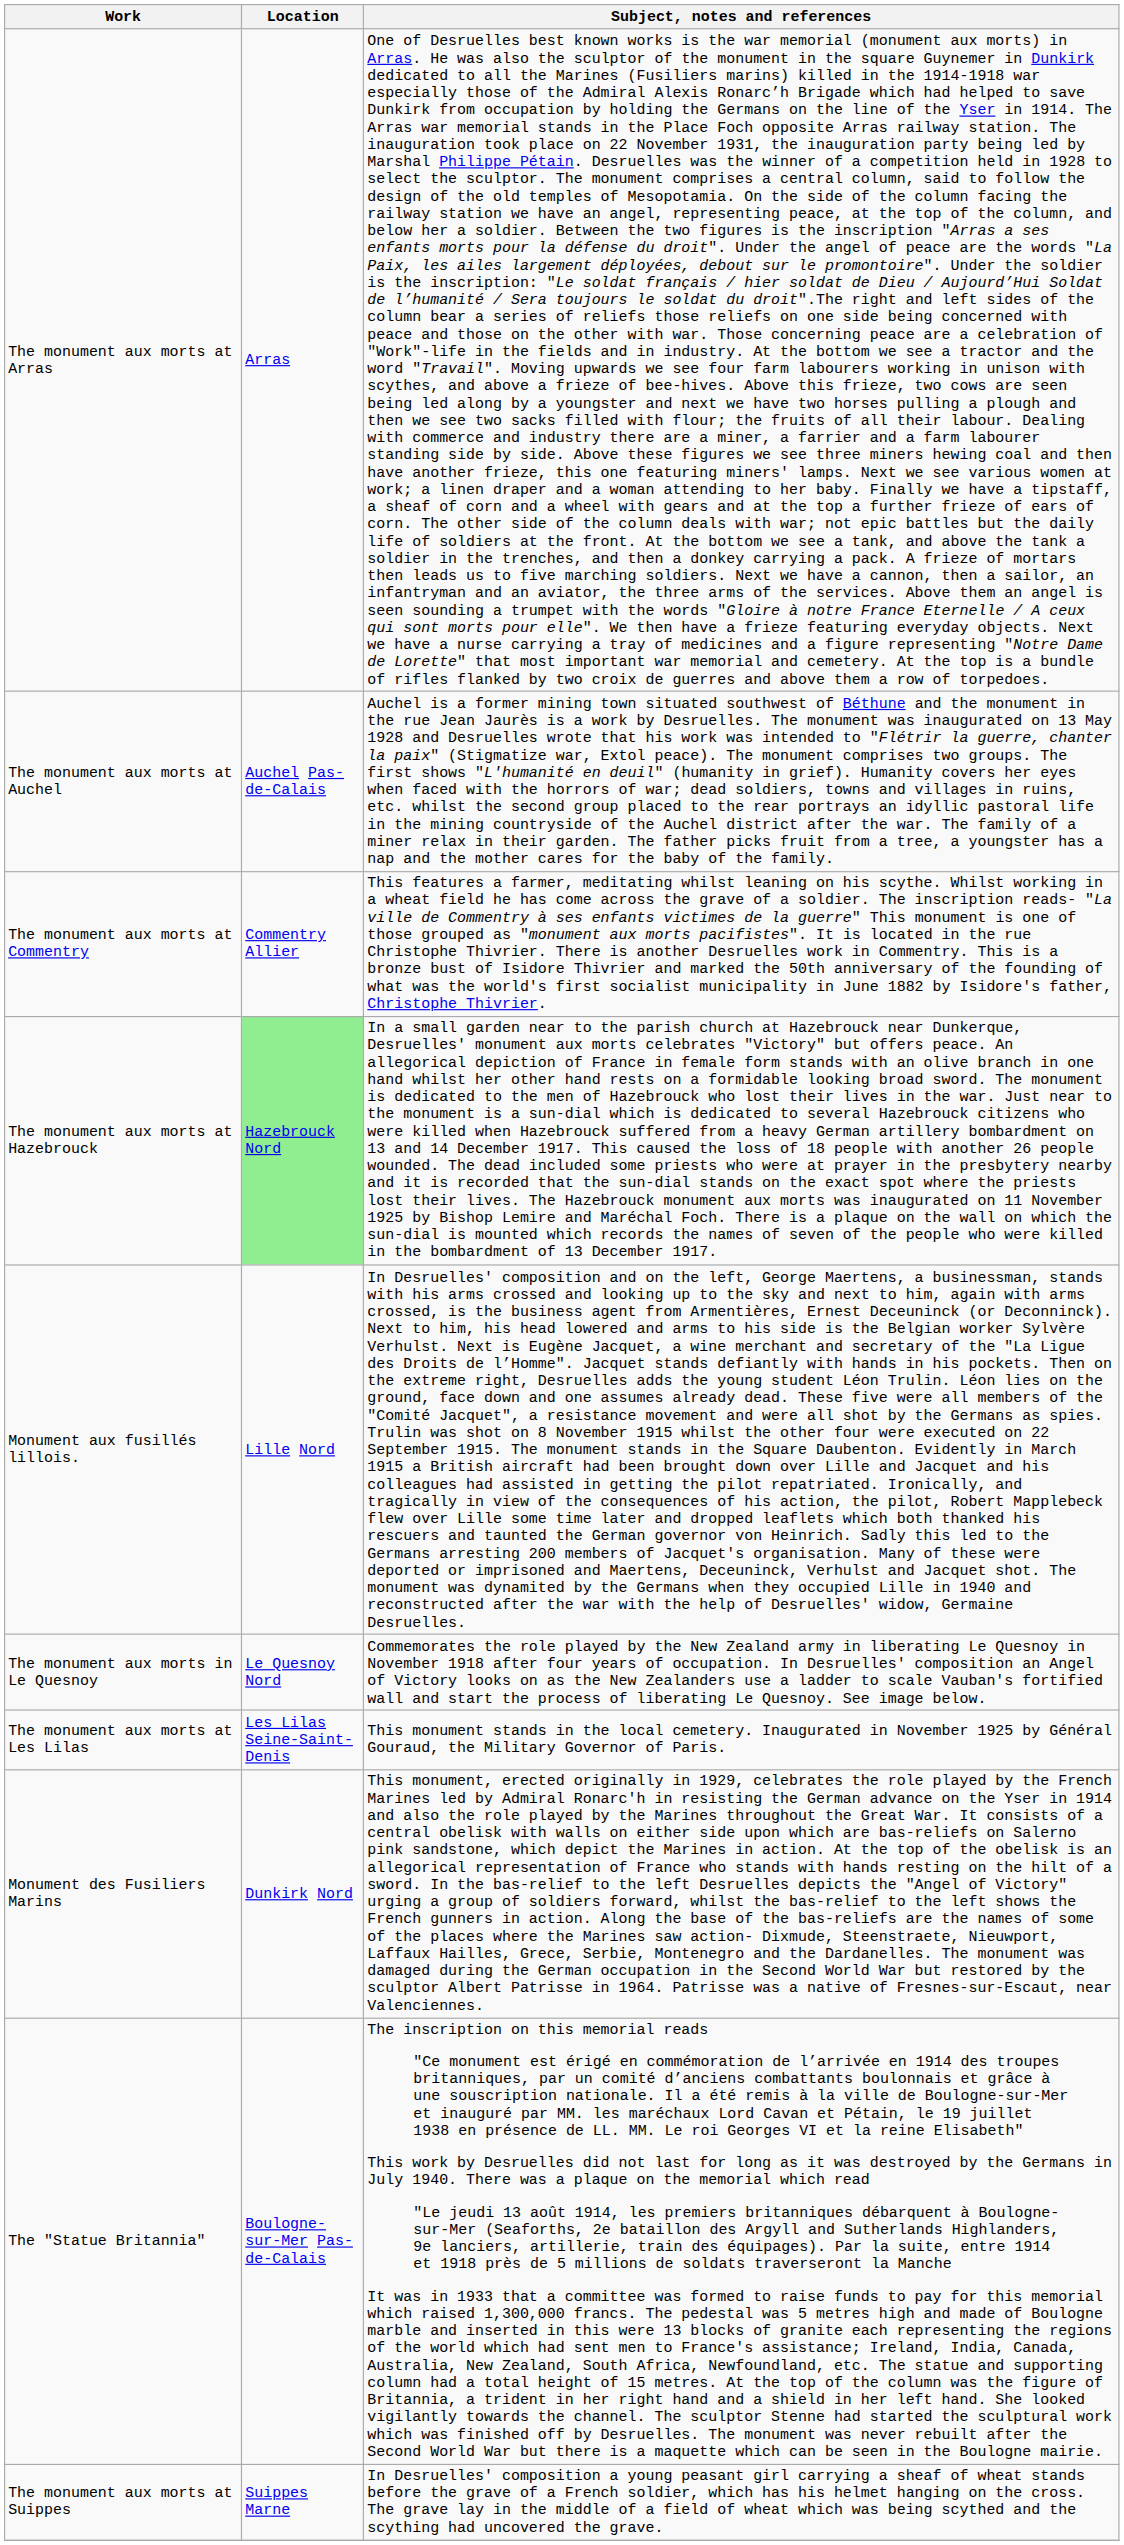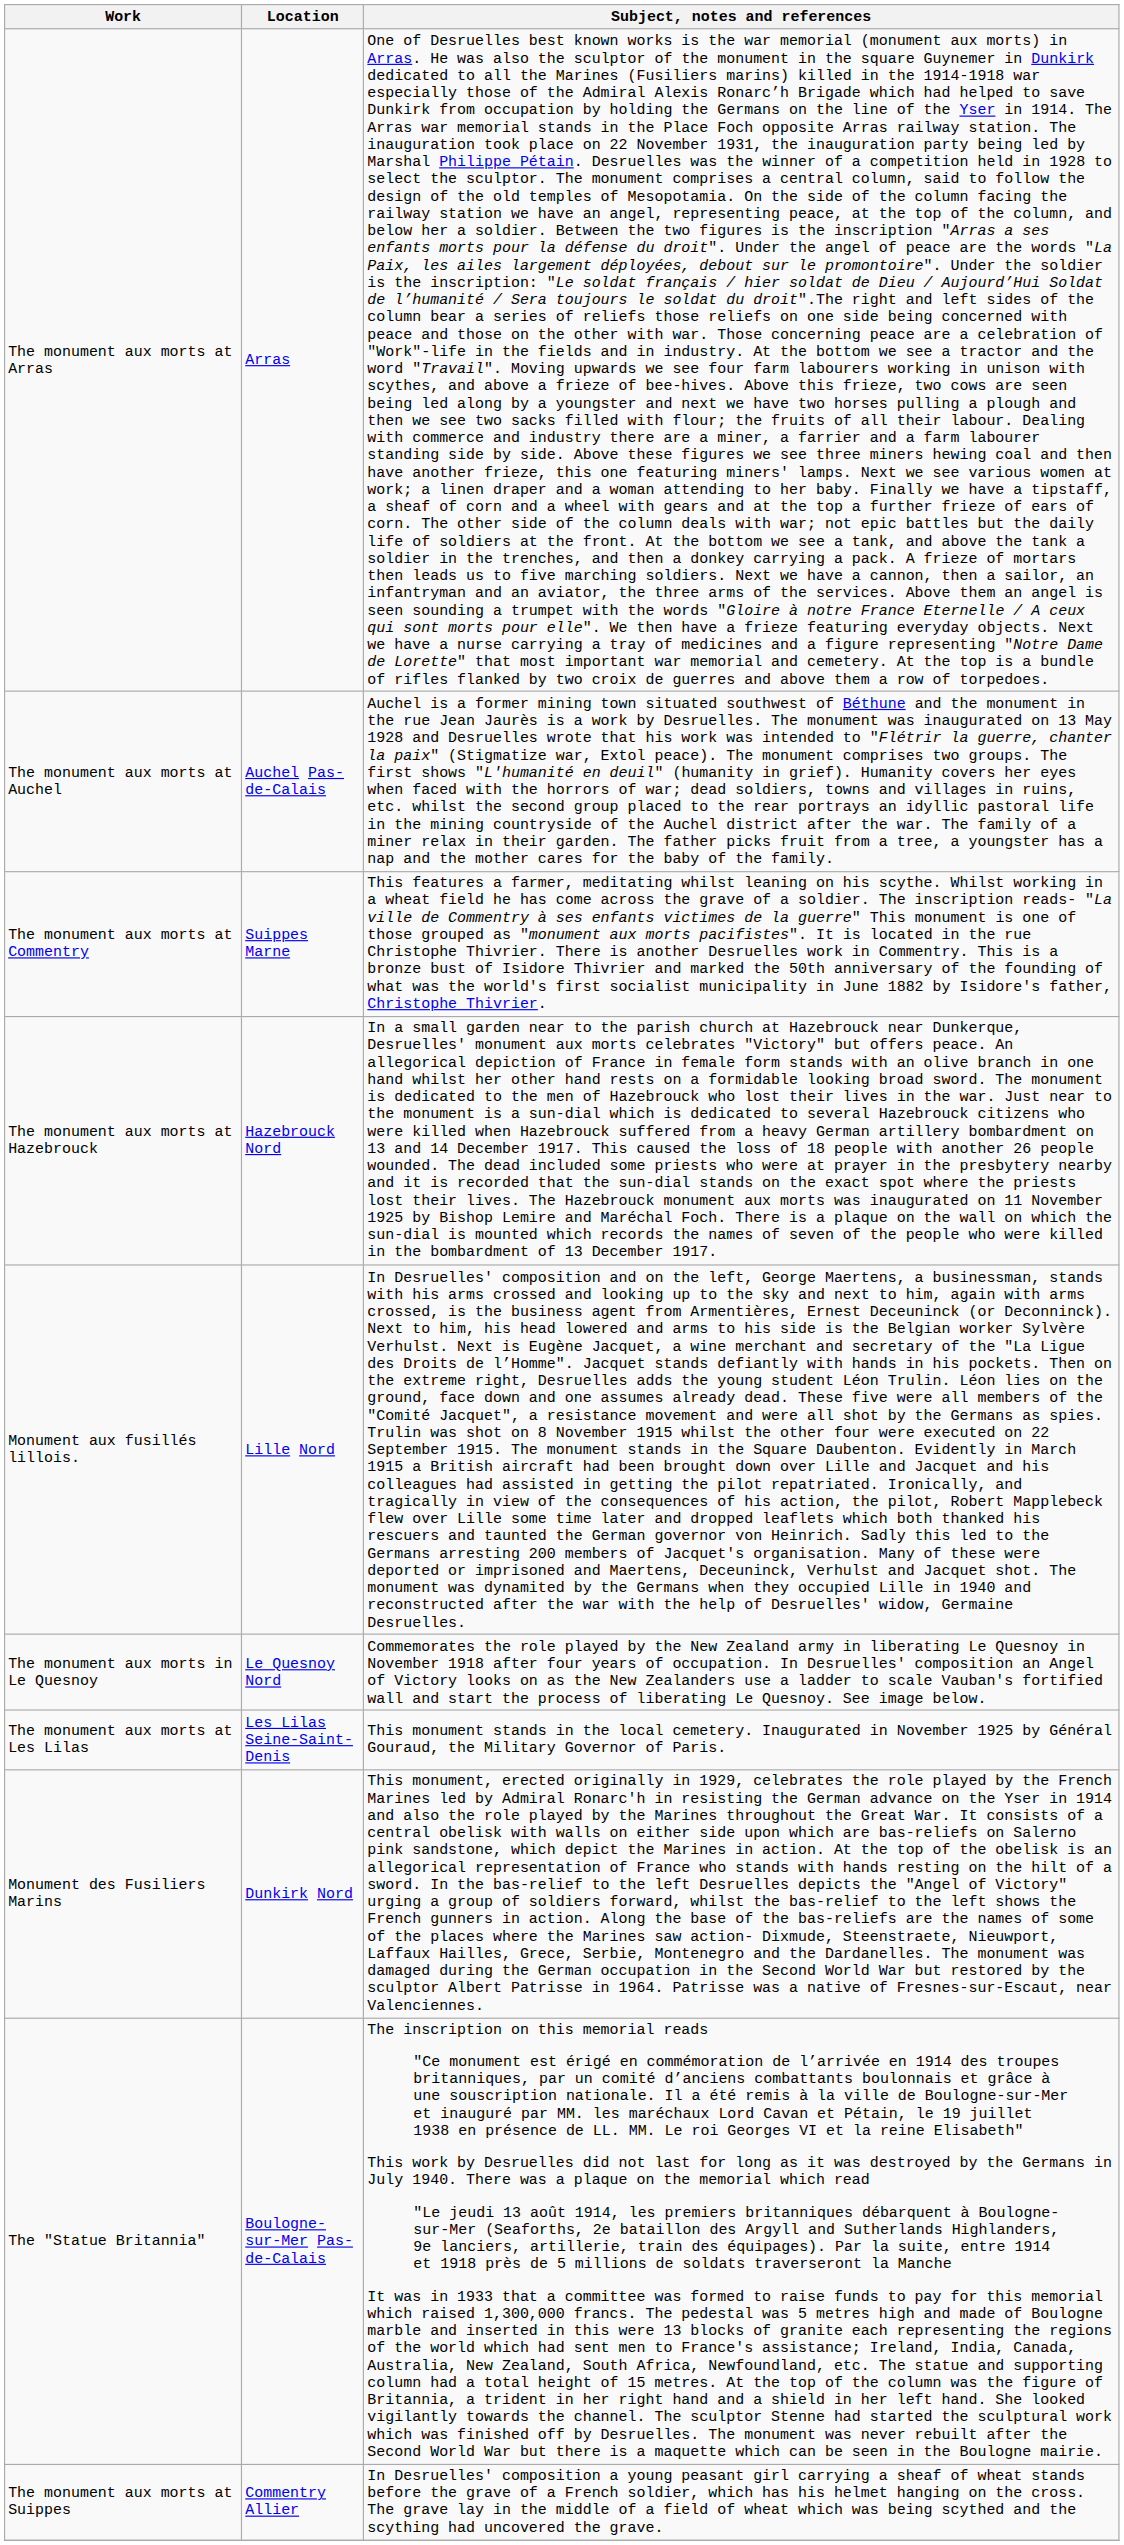(286, 944) Commentry Allier -> (277, 944) Suippes Marne
(290, 1141) lightgreen background -> (290, 1141) no background
(277, 2502) Suippes Marne -> (286, 2502) Commentry Allier
